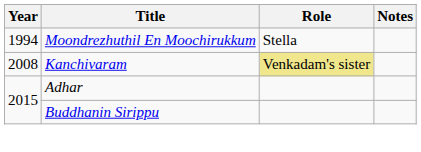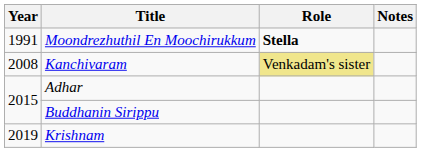(23, 40) 1994 -> (23, 40) 1991
(280, 40) normal -> (281, 40) bold
+ row: (75, 135)
